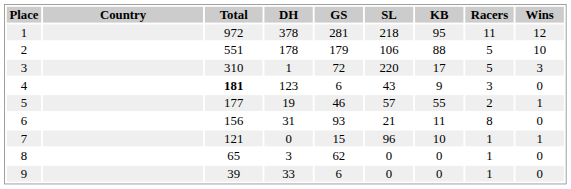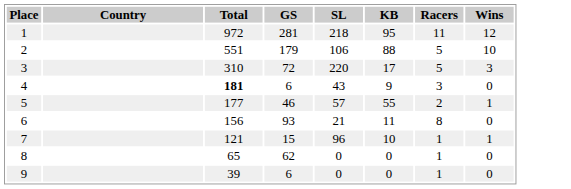- column: (289, 15)
